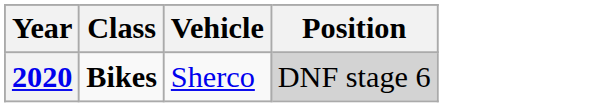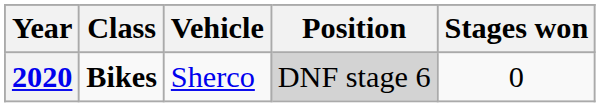+ column: (516, 28)
